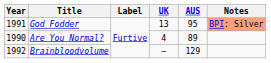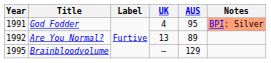(164, 24) 13 -> (164, 24) 4
(16, 38) 1990 -> (16, 38) 1992
(164, 38) 4 -> (164, 38) 13
(16, 51) 1992 -> (16, 51) 1995
